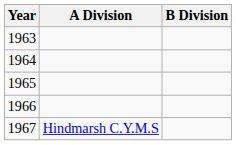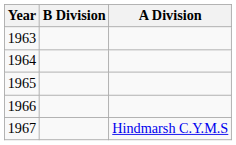columns swapped: (101, 15) <-> (197, 15)
